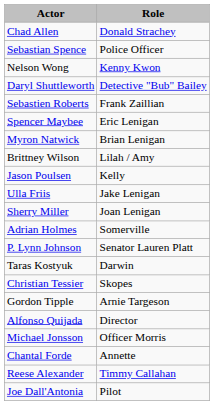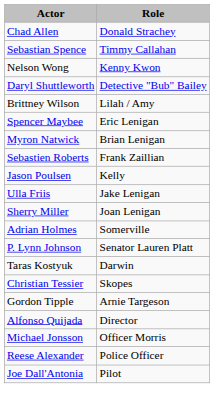(132, 49) Police Officer -> (138, 49) Timmy Callahan
rows swapped: (43, 157) <-> (48, 103)
- row: (39, 355)
(138, 373) Timmy Callahan -> (132, 355) Police Officer
